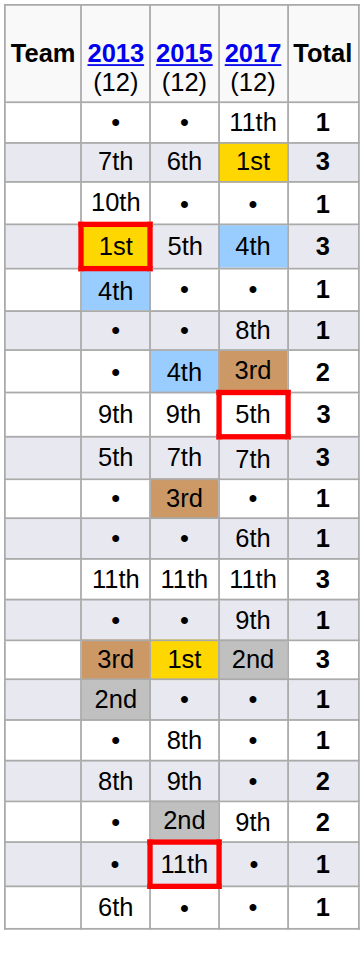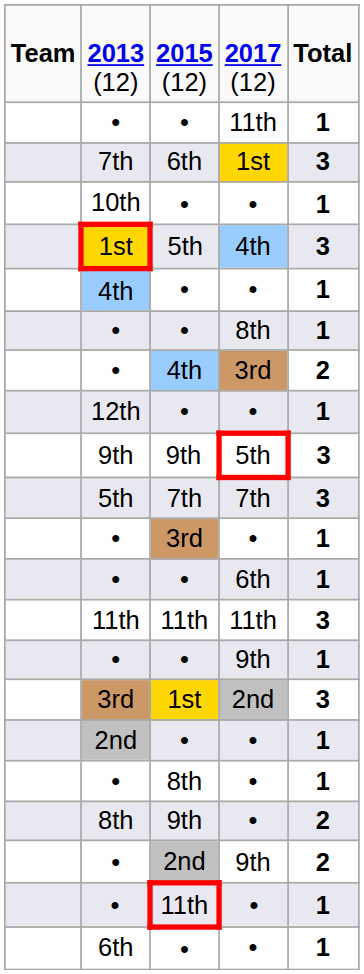+ row: (116, 412)
